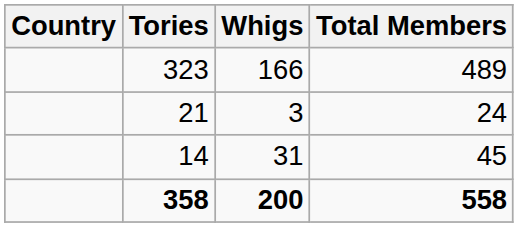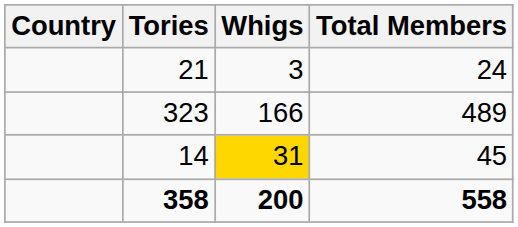rows swapped: (186, 69) <-> (194, 112)
(288, 156) no background -> (288, 156) gold background
